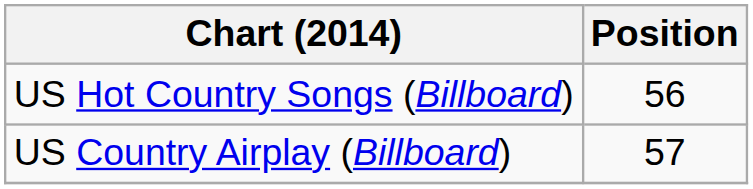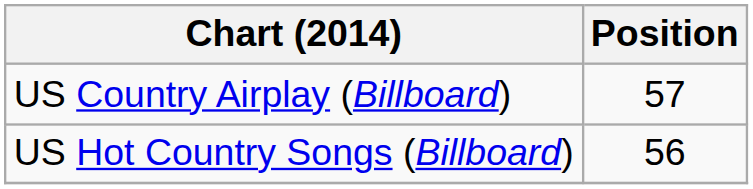rows swapped: (262, 152) <-> (294, 93)
